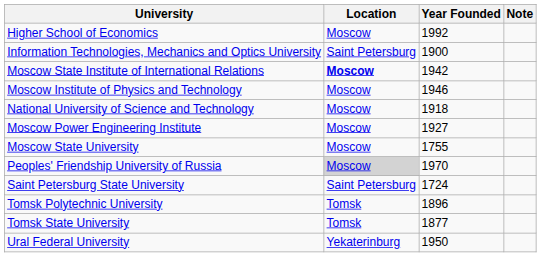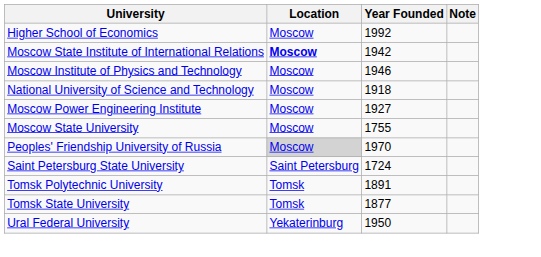- row: (164, 52)
(435, 204) 1896 -> (378, 185) 1891
